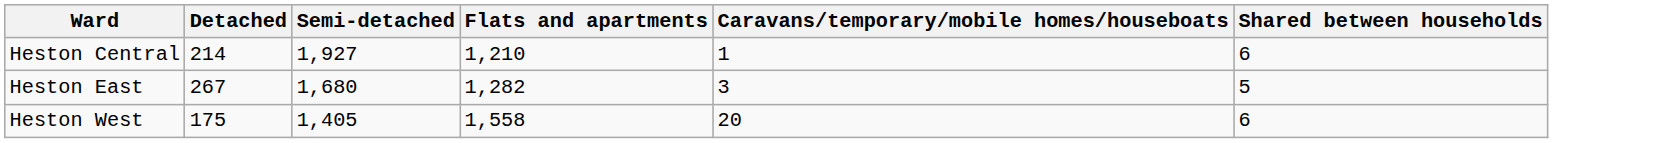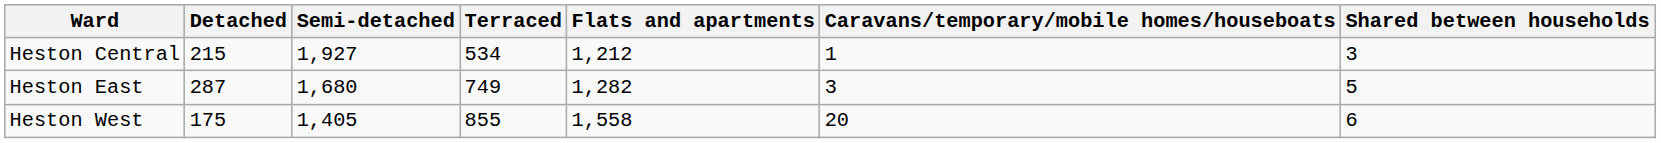+ column: (513, 21)
(208, 54) 214 -> (208, 54) 215
(495, 54) 1,210 -> (602, 54) 1,212
(1244, 54) 6 -> (1352, 54) 3
(208, 87) 267 -> (208, 87) 287
